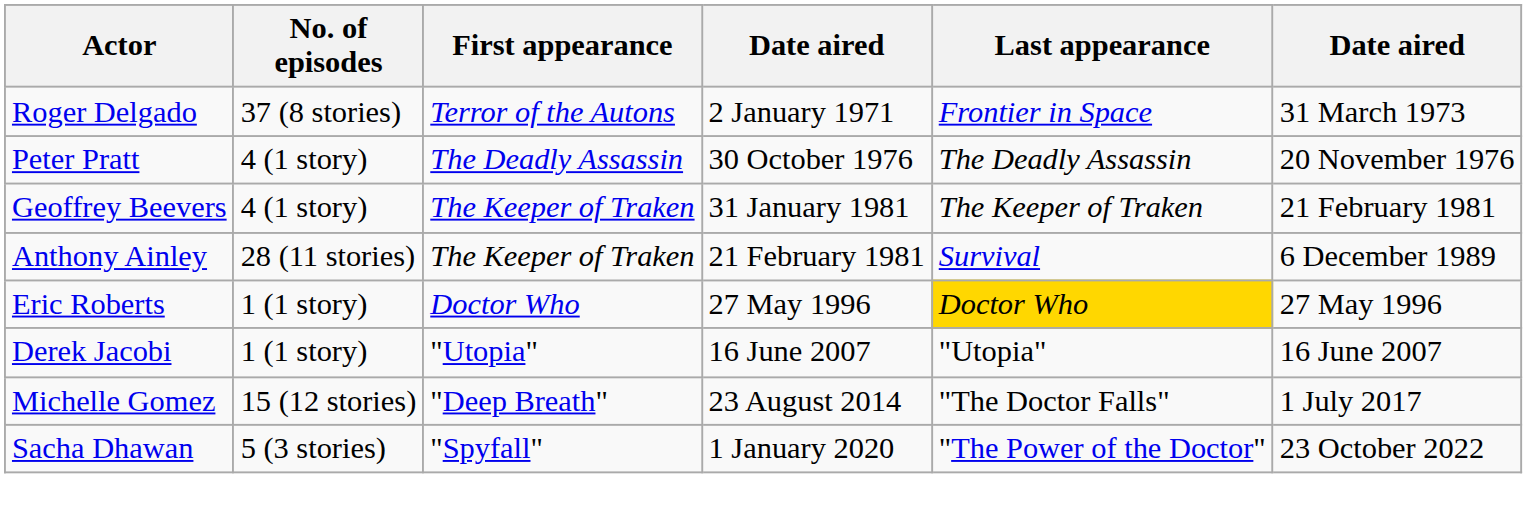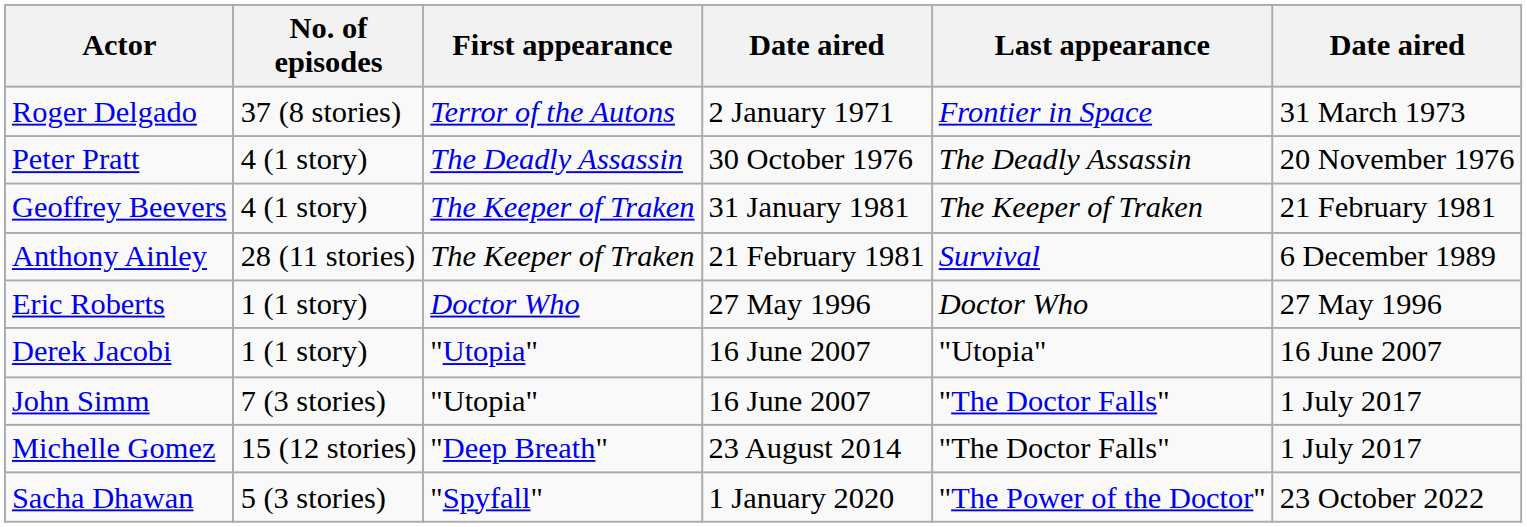(1013, 303) gold background -> (1013, 303) no background
+ row: (81, 400)
